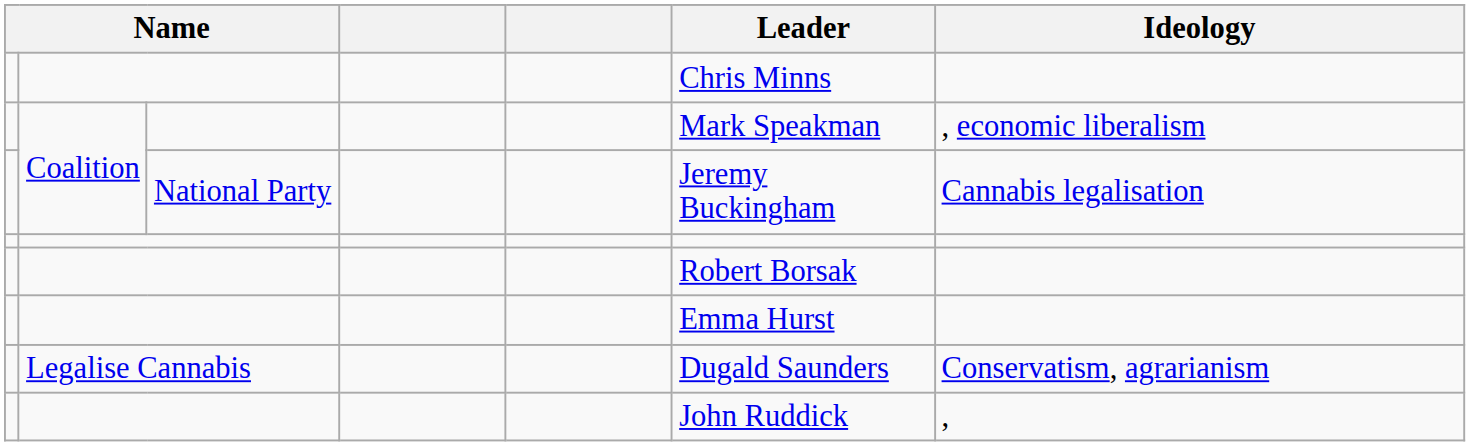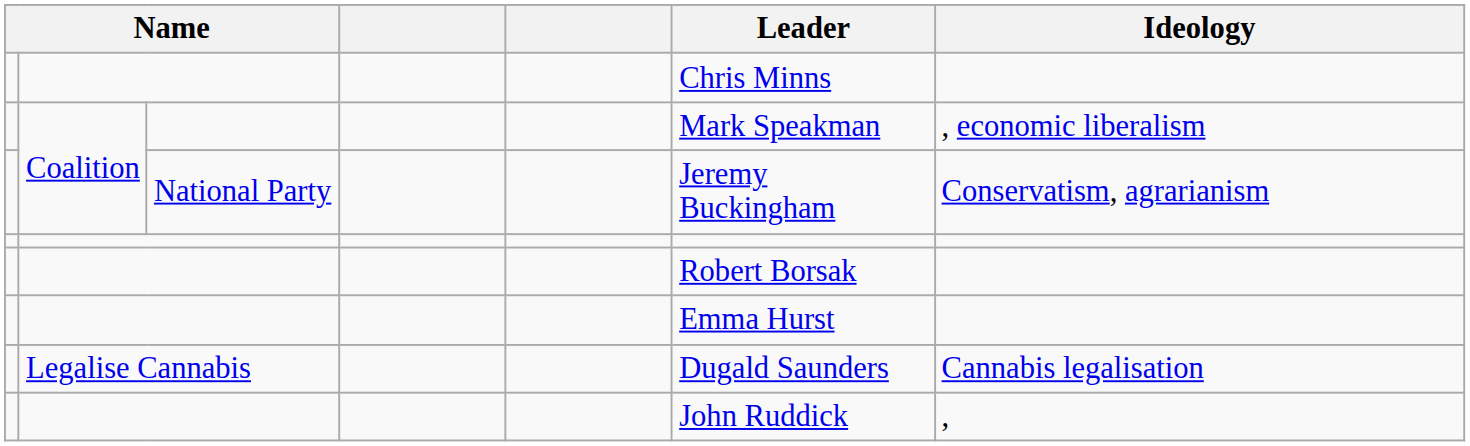(1073, 191) Cannabis legalisation -> (1105, 191) Conservatism, agrarianism
(1105, 367) Conservatism, agrarianism -> (1073, 367) Cannabis legalisation
